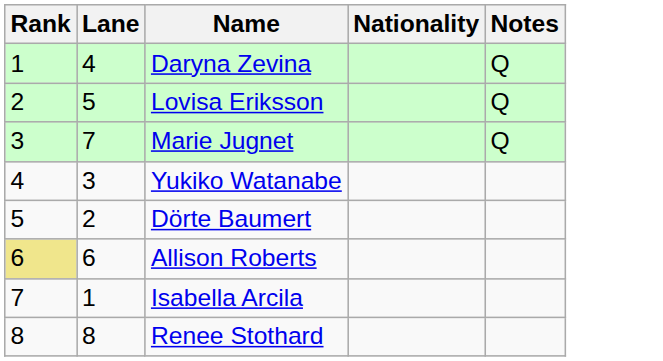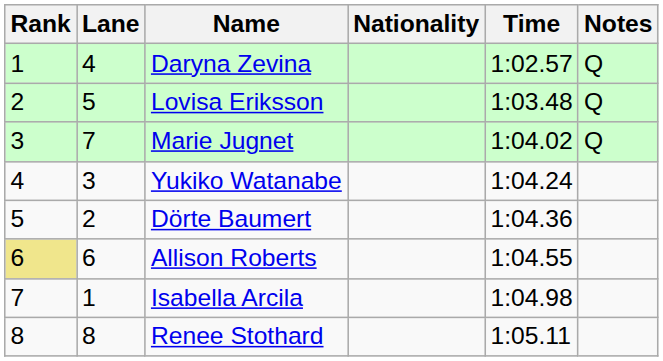+ column: (532, 24)
